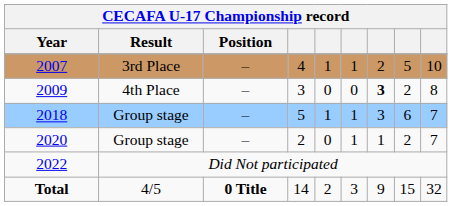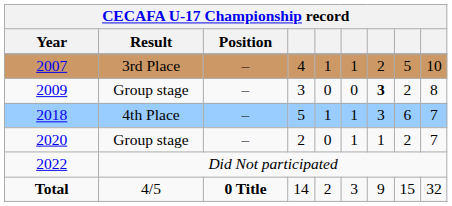(151, 90) 4th Place -> (151, 90) Group stage
(151, 115) Group stage -> (151, 115) 4th Place
